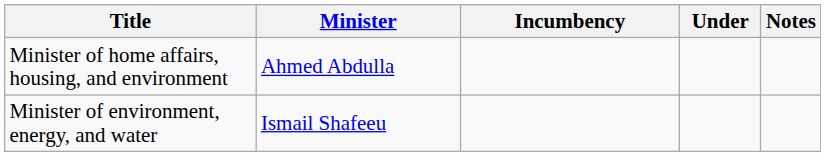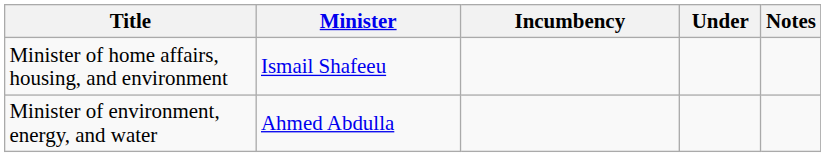(328, 66) Ahmed Abdulla -> (324, 66) Ismail Shafeeu
(324, 122) Ismail Shafeeu -> (328, 122) Ahmed Abdulla
